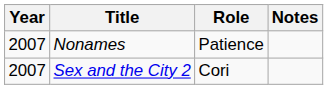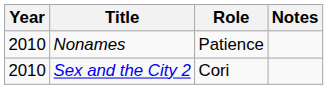(27, 44) 2007 -> (27, 44) 2010
(27, 71) 2007 -> (27, 71) 2010
